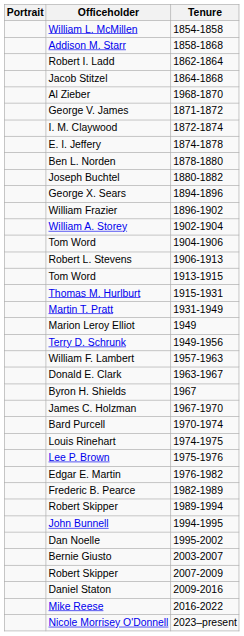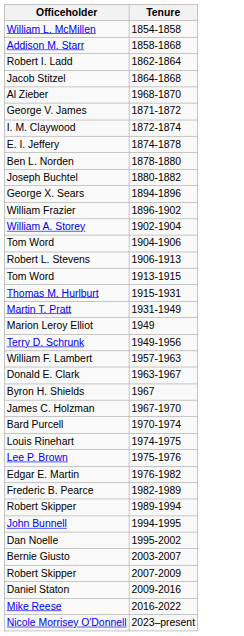- column: (25, 12)
